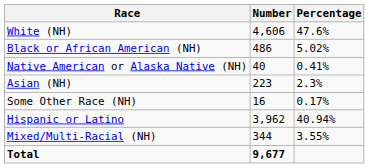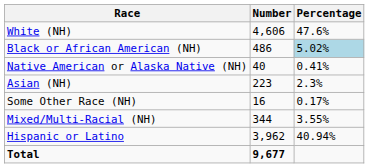(313, 48) no background -> (313, 48) lightblue background
rows swapped: (82, 136) <-> (65, 119)
